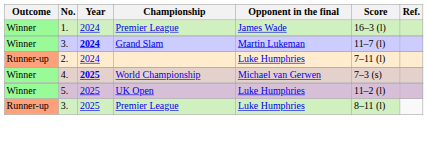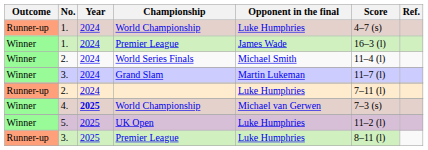+ row: (64, 28)
+ row: (64, 59)
(90, 43) bold -> (90, 75) normal
